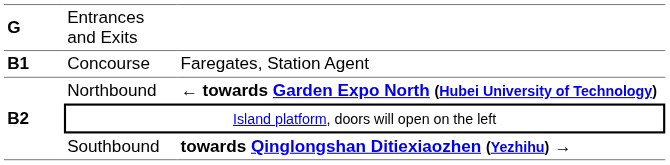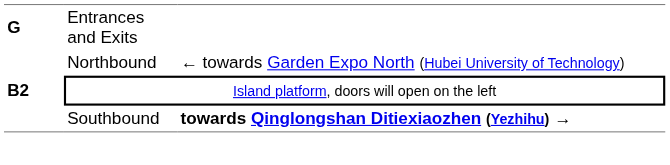- row: (109, 63)
(419, 90) bold -> (403, 62) normal
